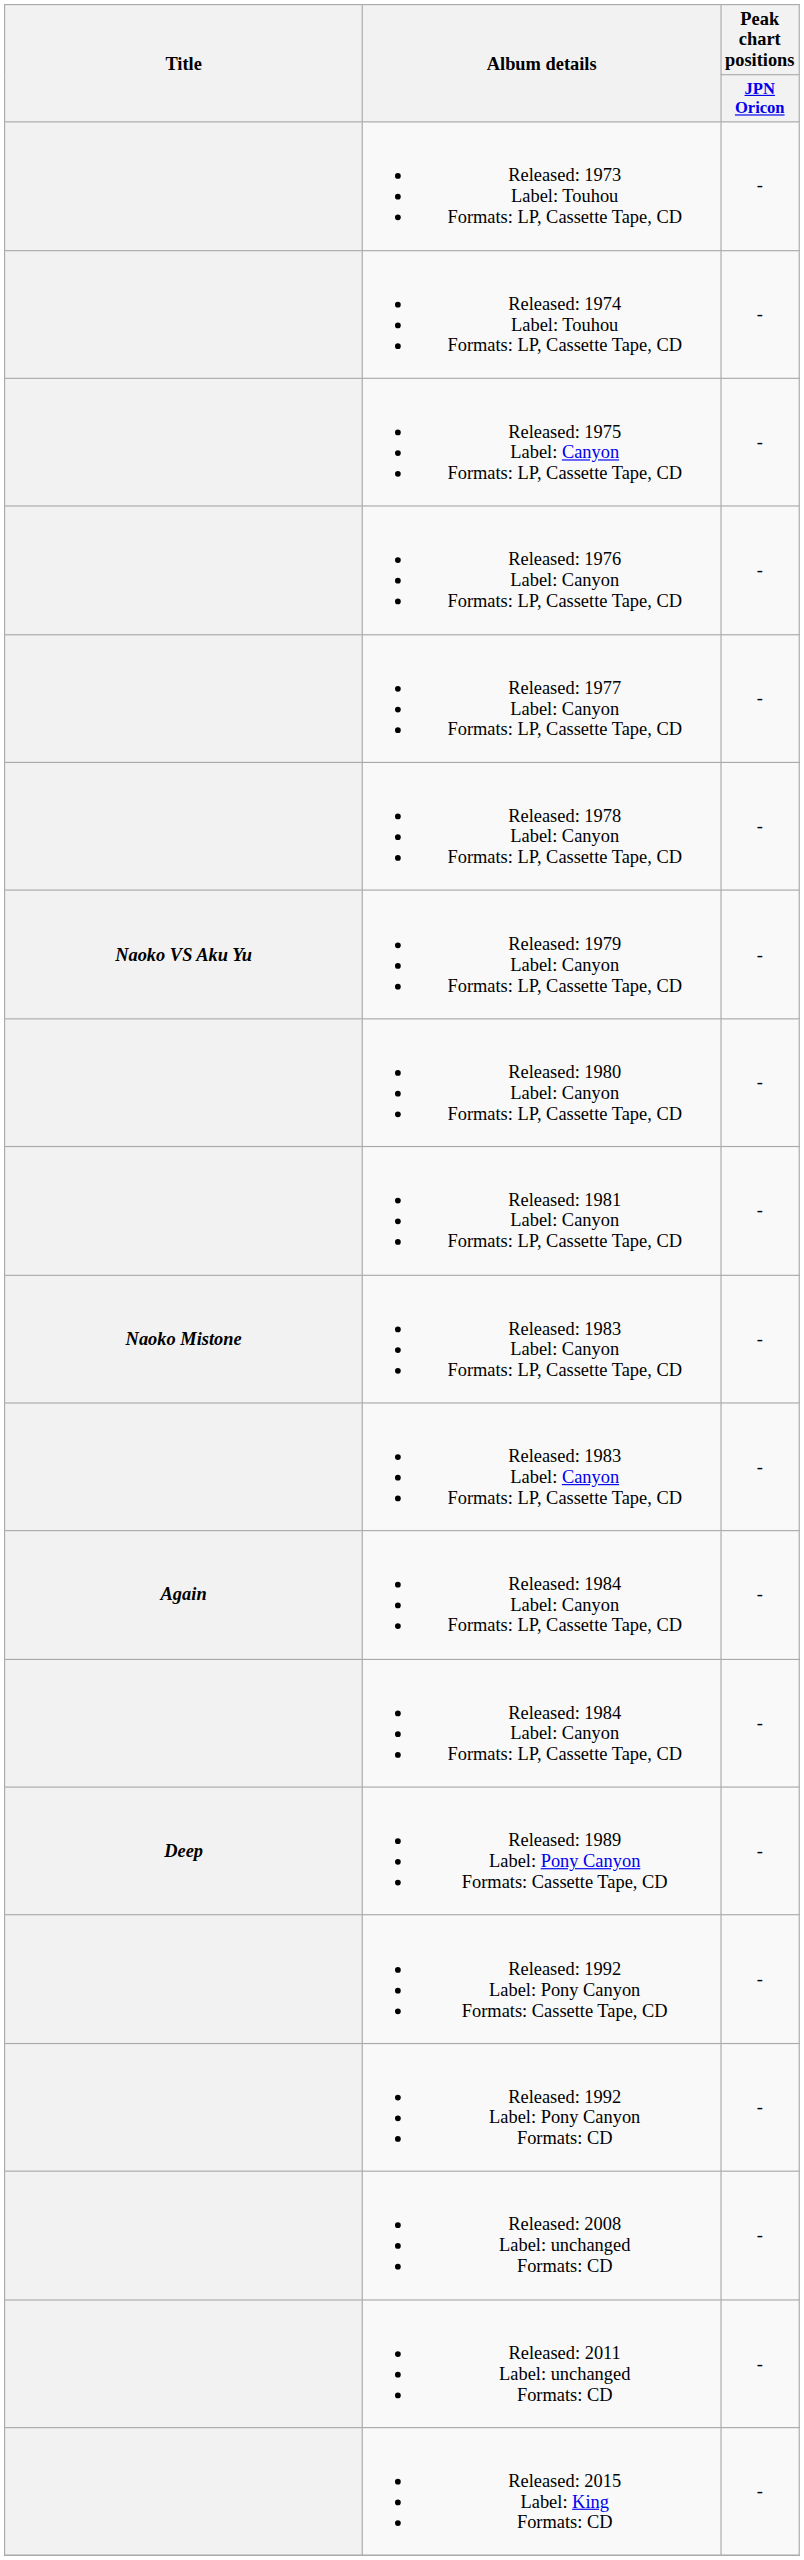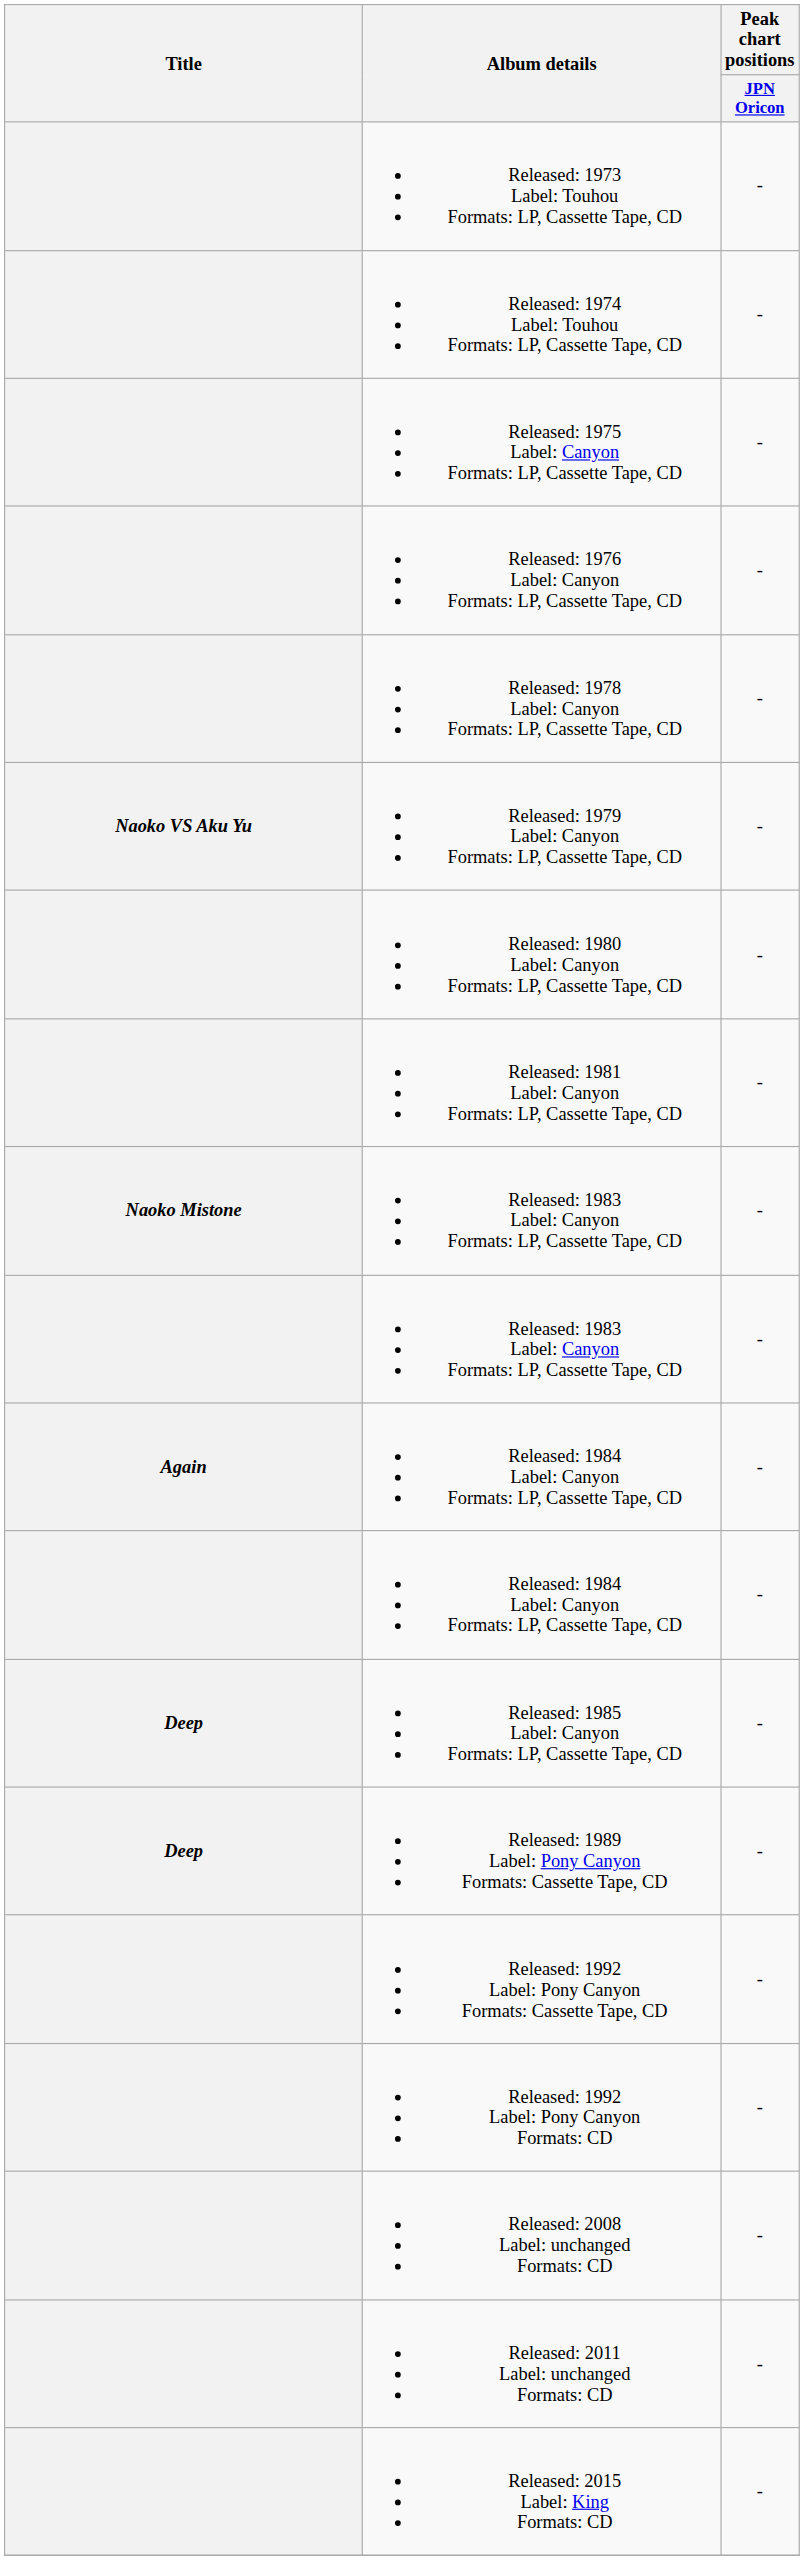- row: (184, 698)
+ row: (184, 1722)
